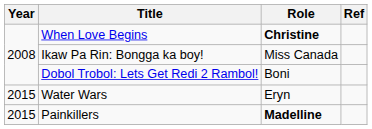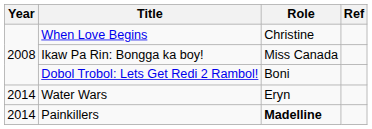(292, 34) bold -> (289, 34) normal
(21, 94) 2015 -> (21, 94) 2014
(21, 114) 2015 -> (21, 114) 2014
